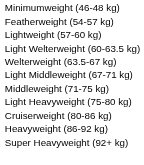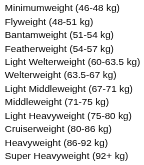+ row: (49, 21)
+ row: (59, 35)
- row: (53, 35)
